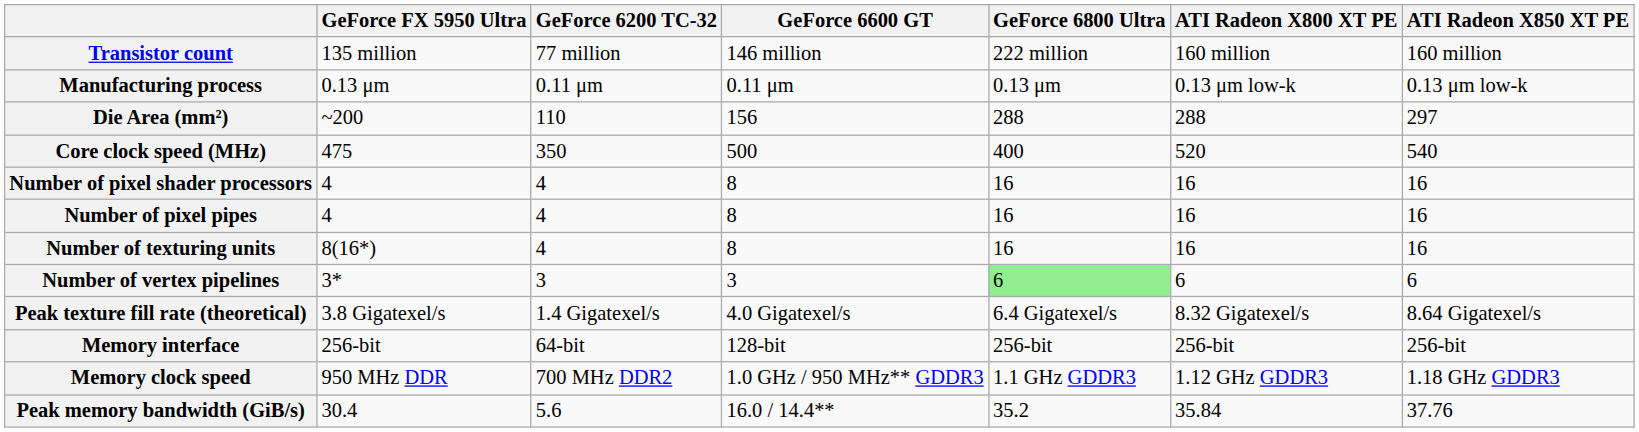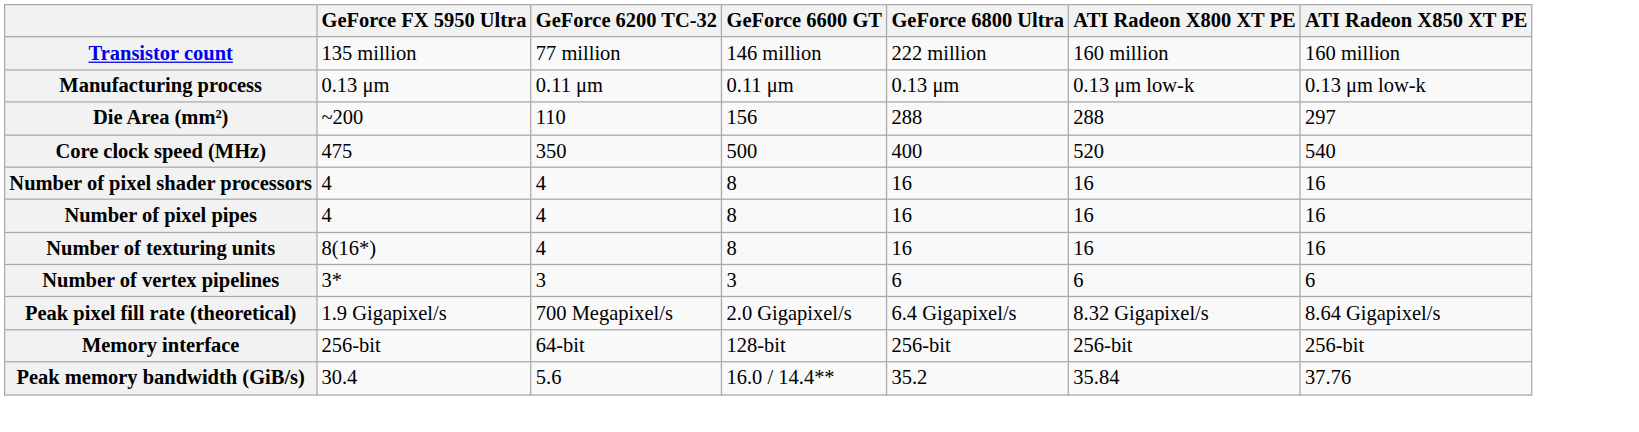(998, 280) lightgreen background -> (897, 280) no background
+ row: (161, 313)
- row: (161, 313)
- row: (161, 378)
